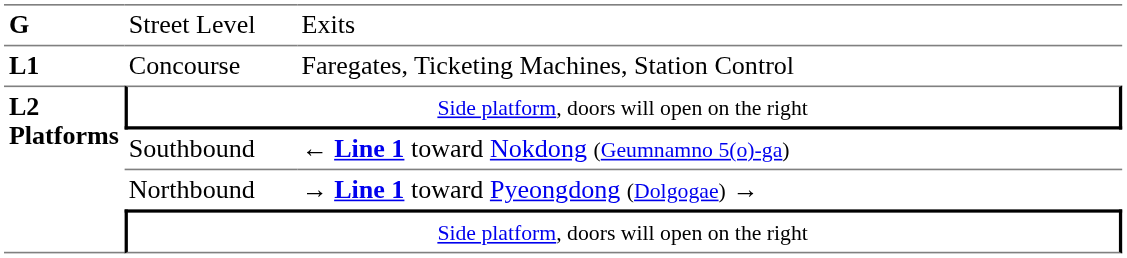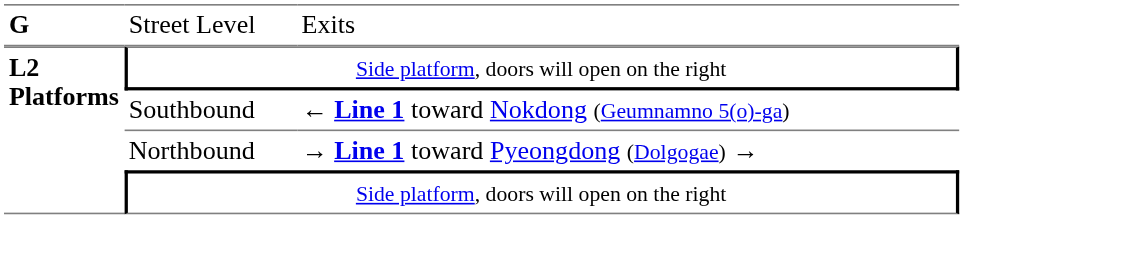- row: (185, 65)
